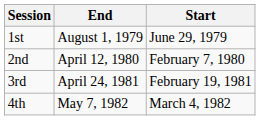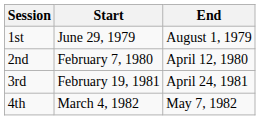columns swapped: (200, 15) <-> (100, 15)
